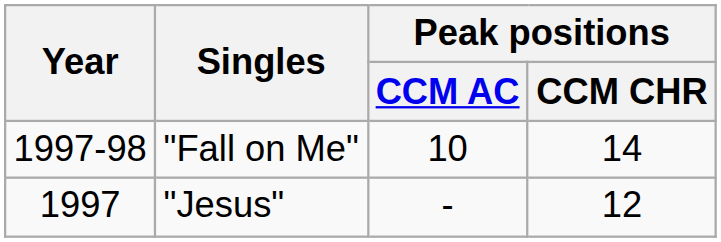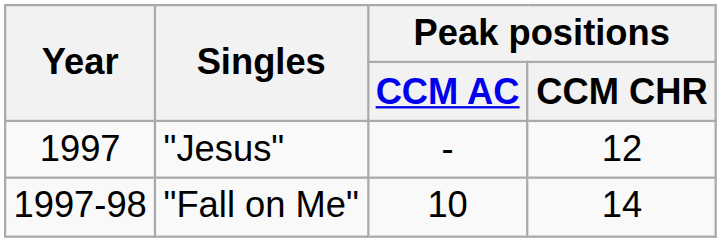rows swapped: (224, 206) <-> (261, 148)
